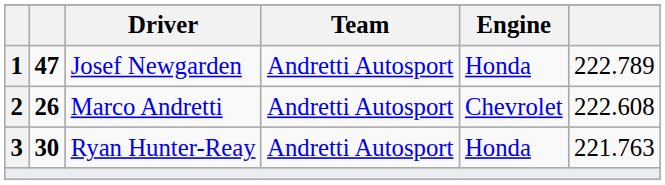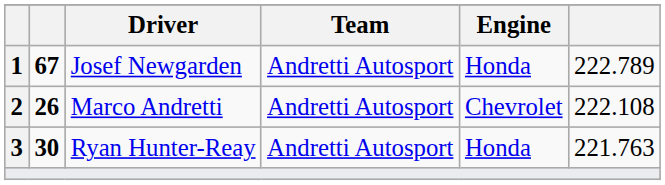(47, 65) 47 -> (47, 65) 67
(614, 106) 222.608 -> (614, 106) 222.108
